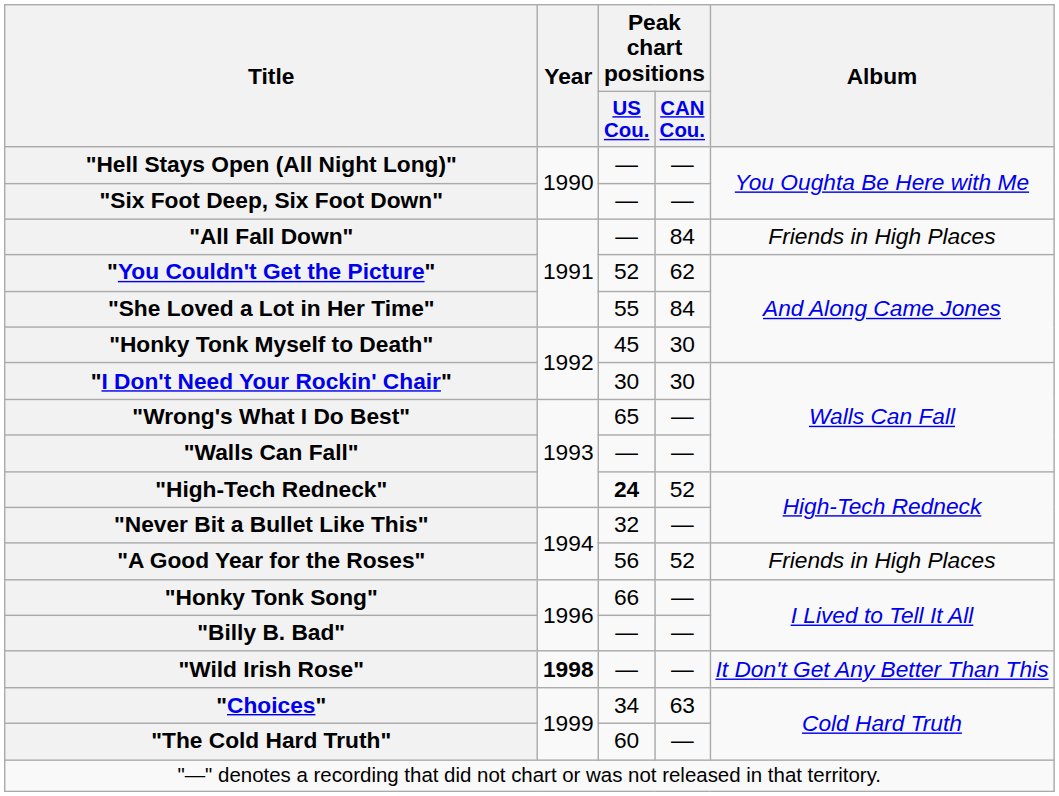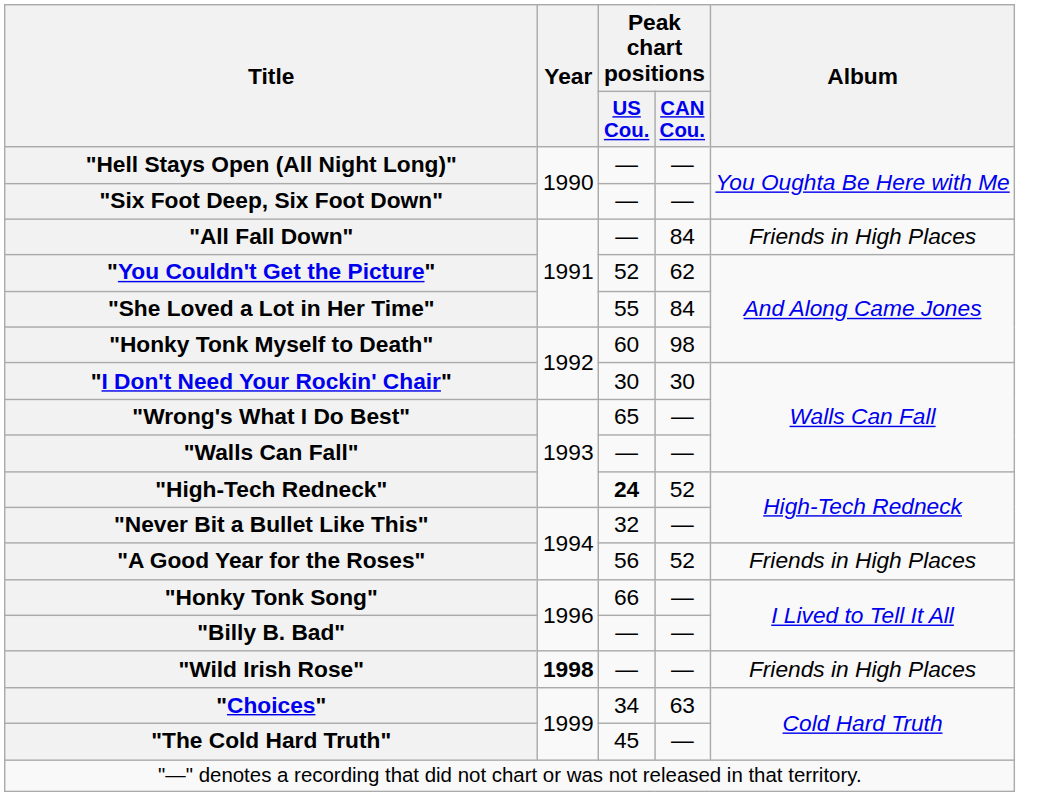(627, 344) 45 -> (627, 344) 60
(682, 344) 30 -> (682, 344) 98
(882, 669) It Don't Get Any Better Than This -> (863, 669) Friends in High Places
(627, 741) 60 -> (627, 741) 45
